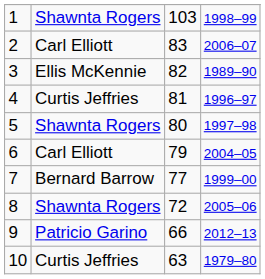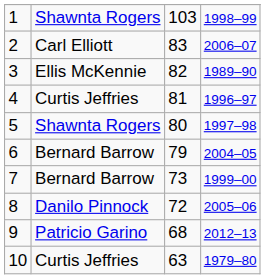(74, 152) Carl Elliott -> (95, 152) Bernard Barrow
(178, 179) 77 -> (178, 179) 73
(98, 206) Shawnta Rogers -> (92, 206) Danilo Pinnock
(178, 233) 66 -> (178, 233) 68
